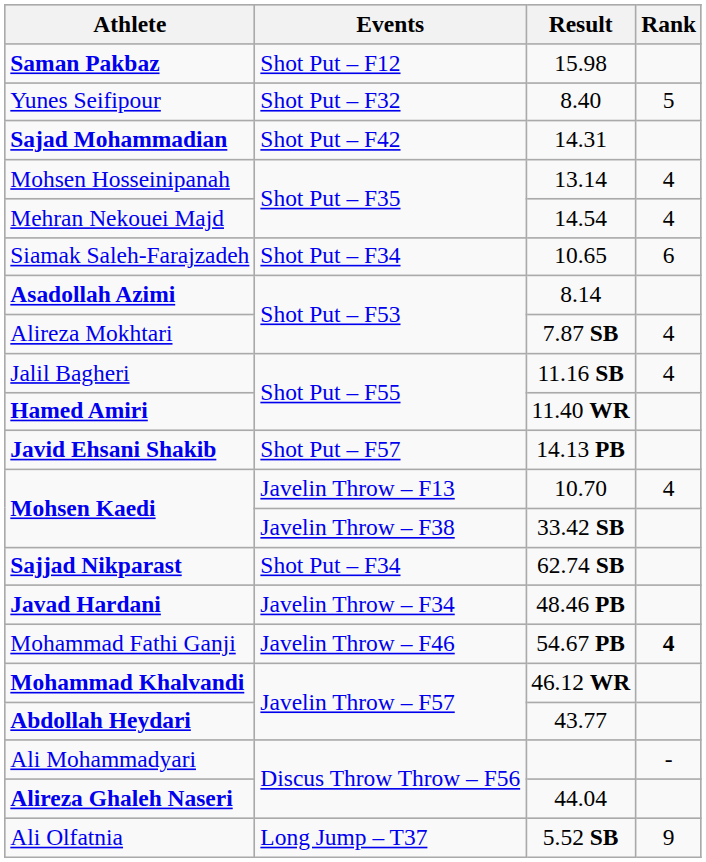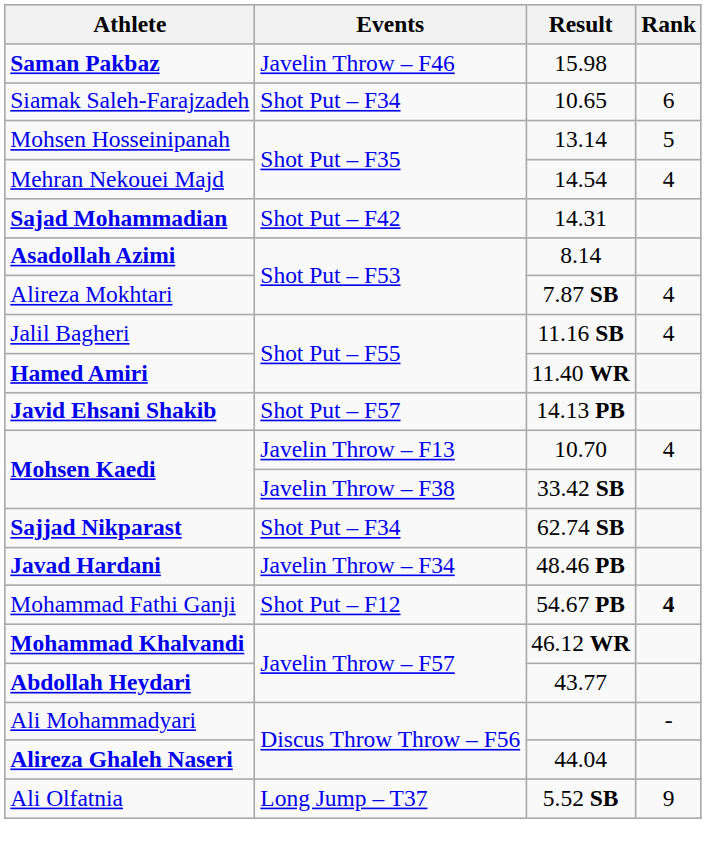(330, 62) Shot Put – F12 -> (358, 62) Javelin Throw – F46
- row: (86, 101)
rows swapped: (130, 256) <-> (119, 140)
(669, 179) 4 -> (669, 140) 5
(358, 643) Javelin Throw – F46 -> (330, 604) Shot Put – F12
